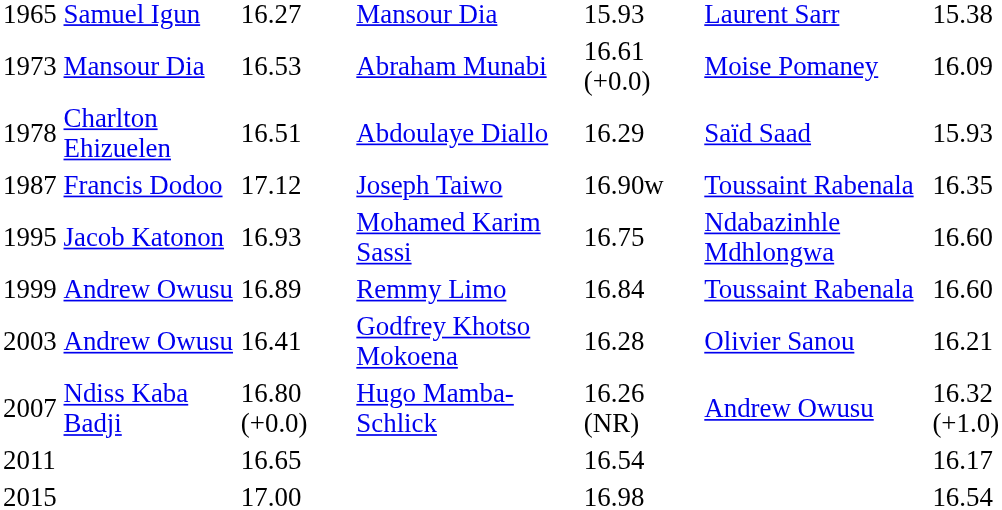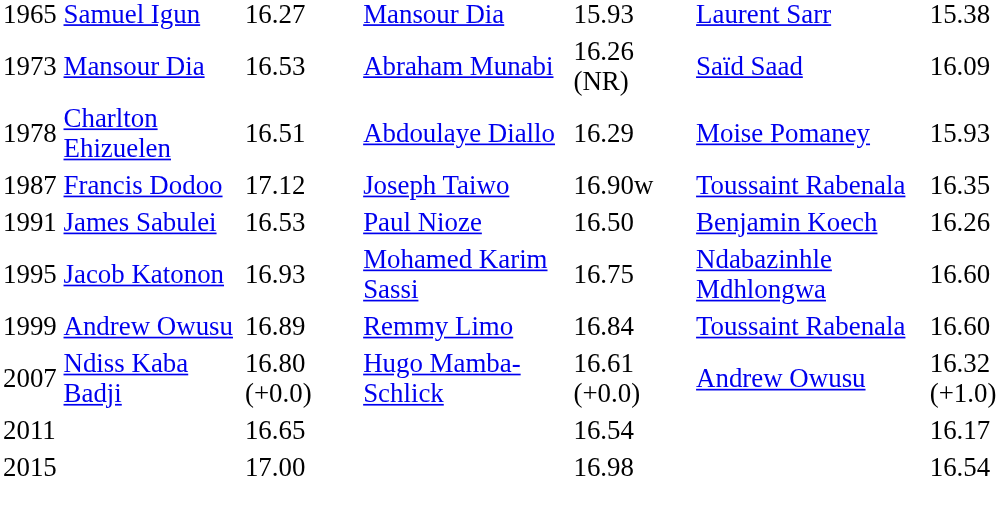(617, 65) 16.61 (+0.0) -> (604, 65) 16.26 (NR)
(791, 65) Moise Pomaney -> (749, 65) Saïd Saad
(758, 133) Saïd Saad -> (783, 133) Moise Pomaney
+ row: (30, 222)
- row: (30, 341)
(614, 408) 16.26 (NR) -> (607, 378) 16.61 (+0.0)
